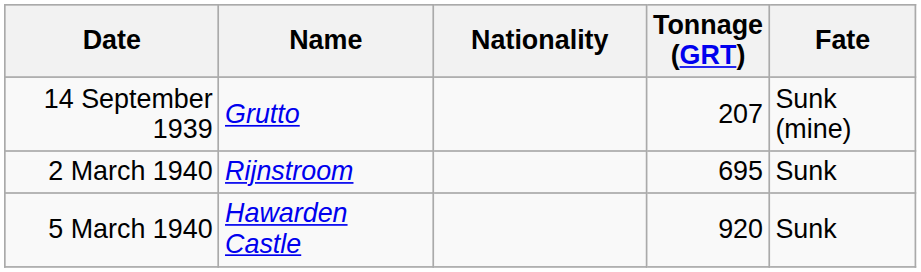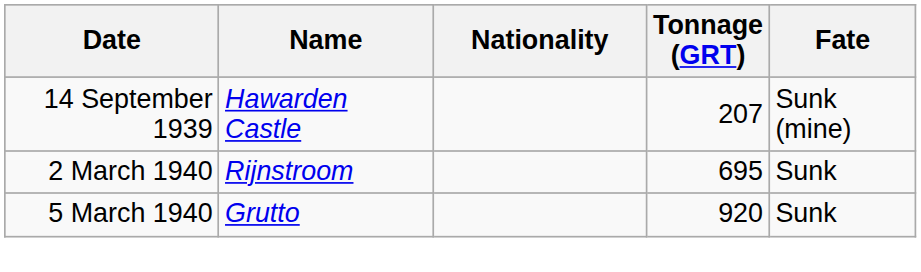(262, 113) Grutto -> (286, 113) Hawarden Castle
(286, 229) Hawarden Castle -> (262, 214) Grutto
